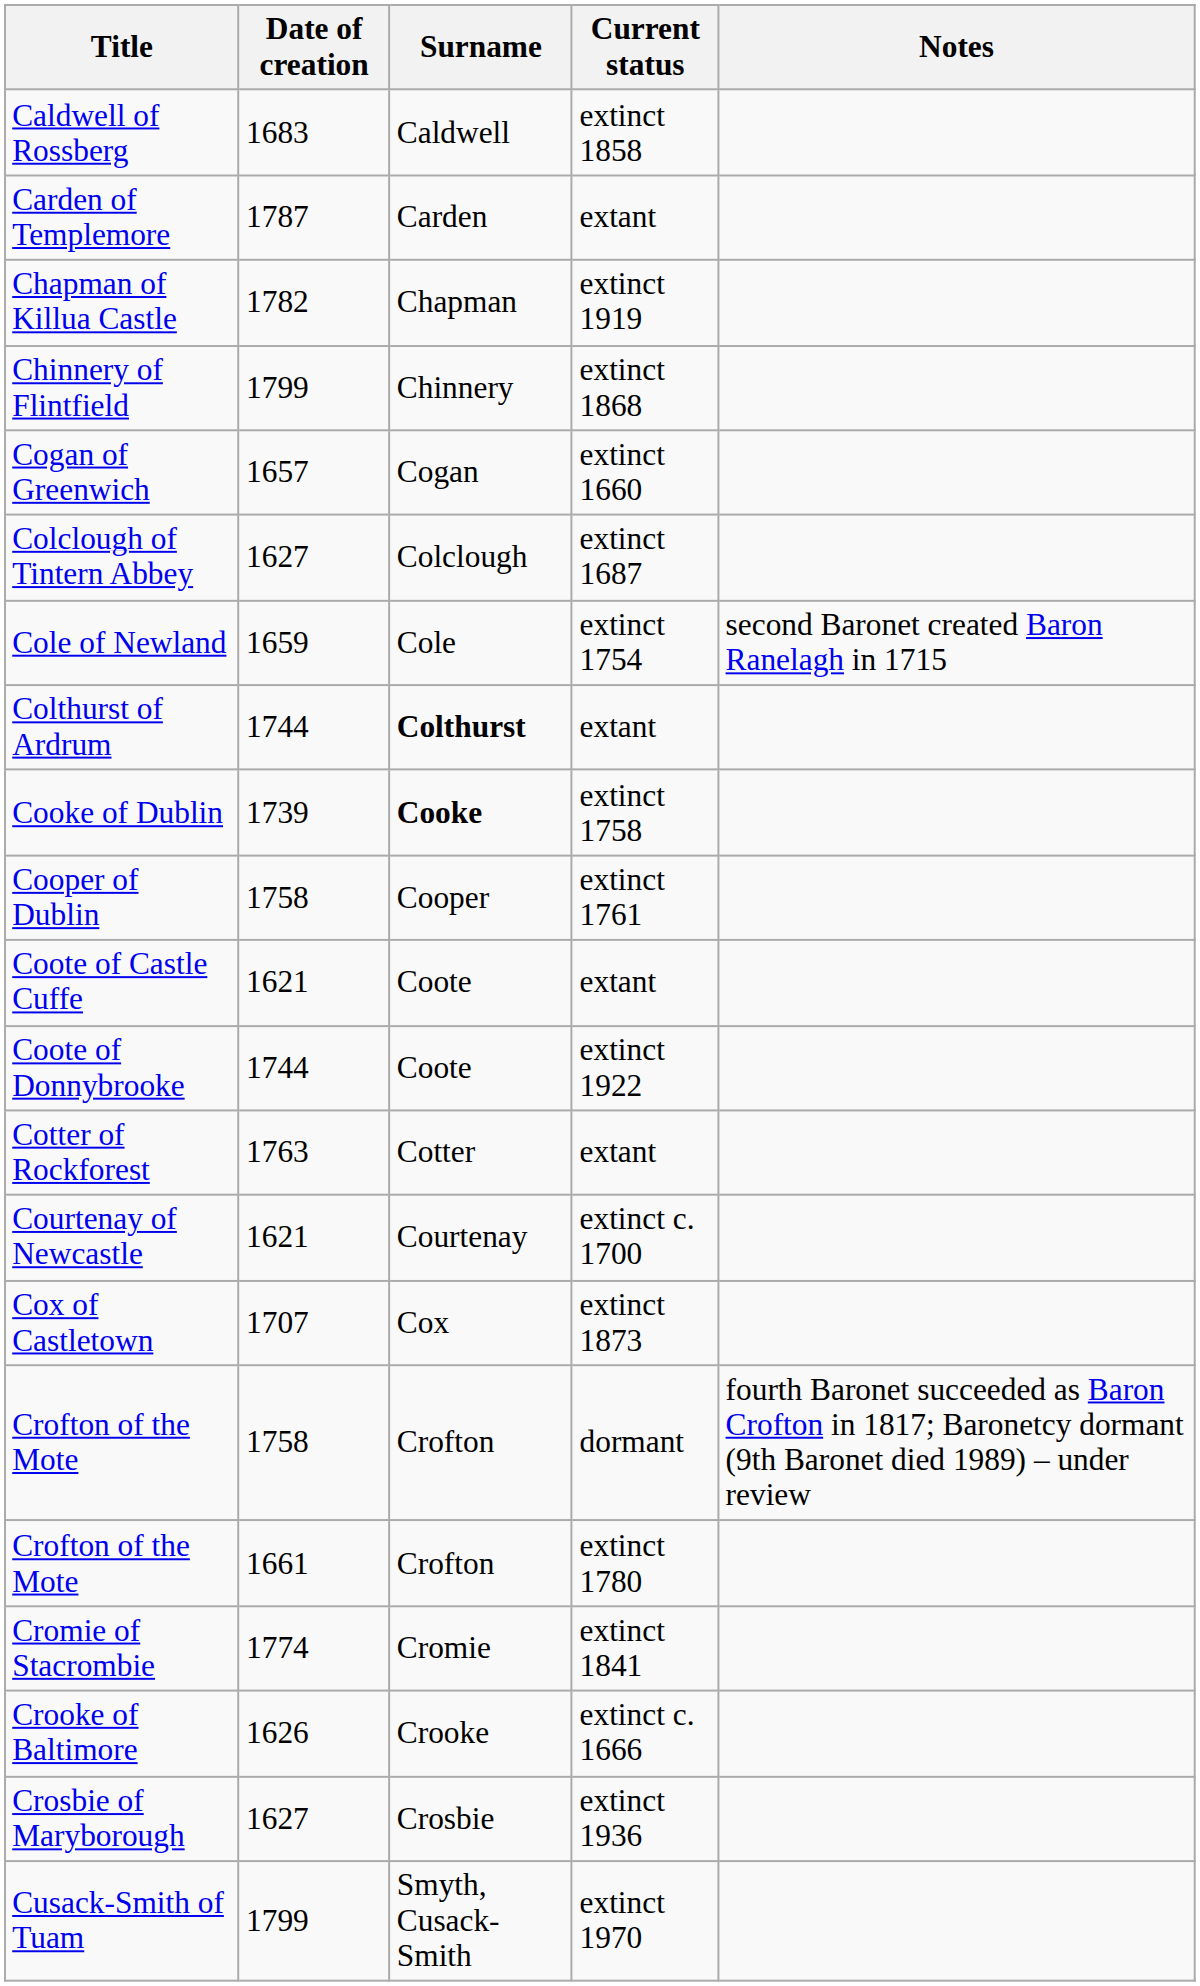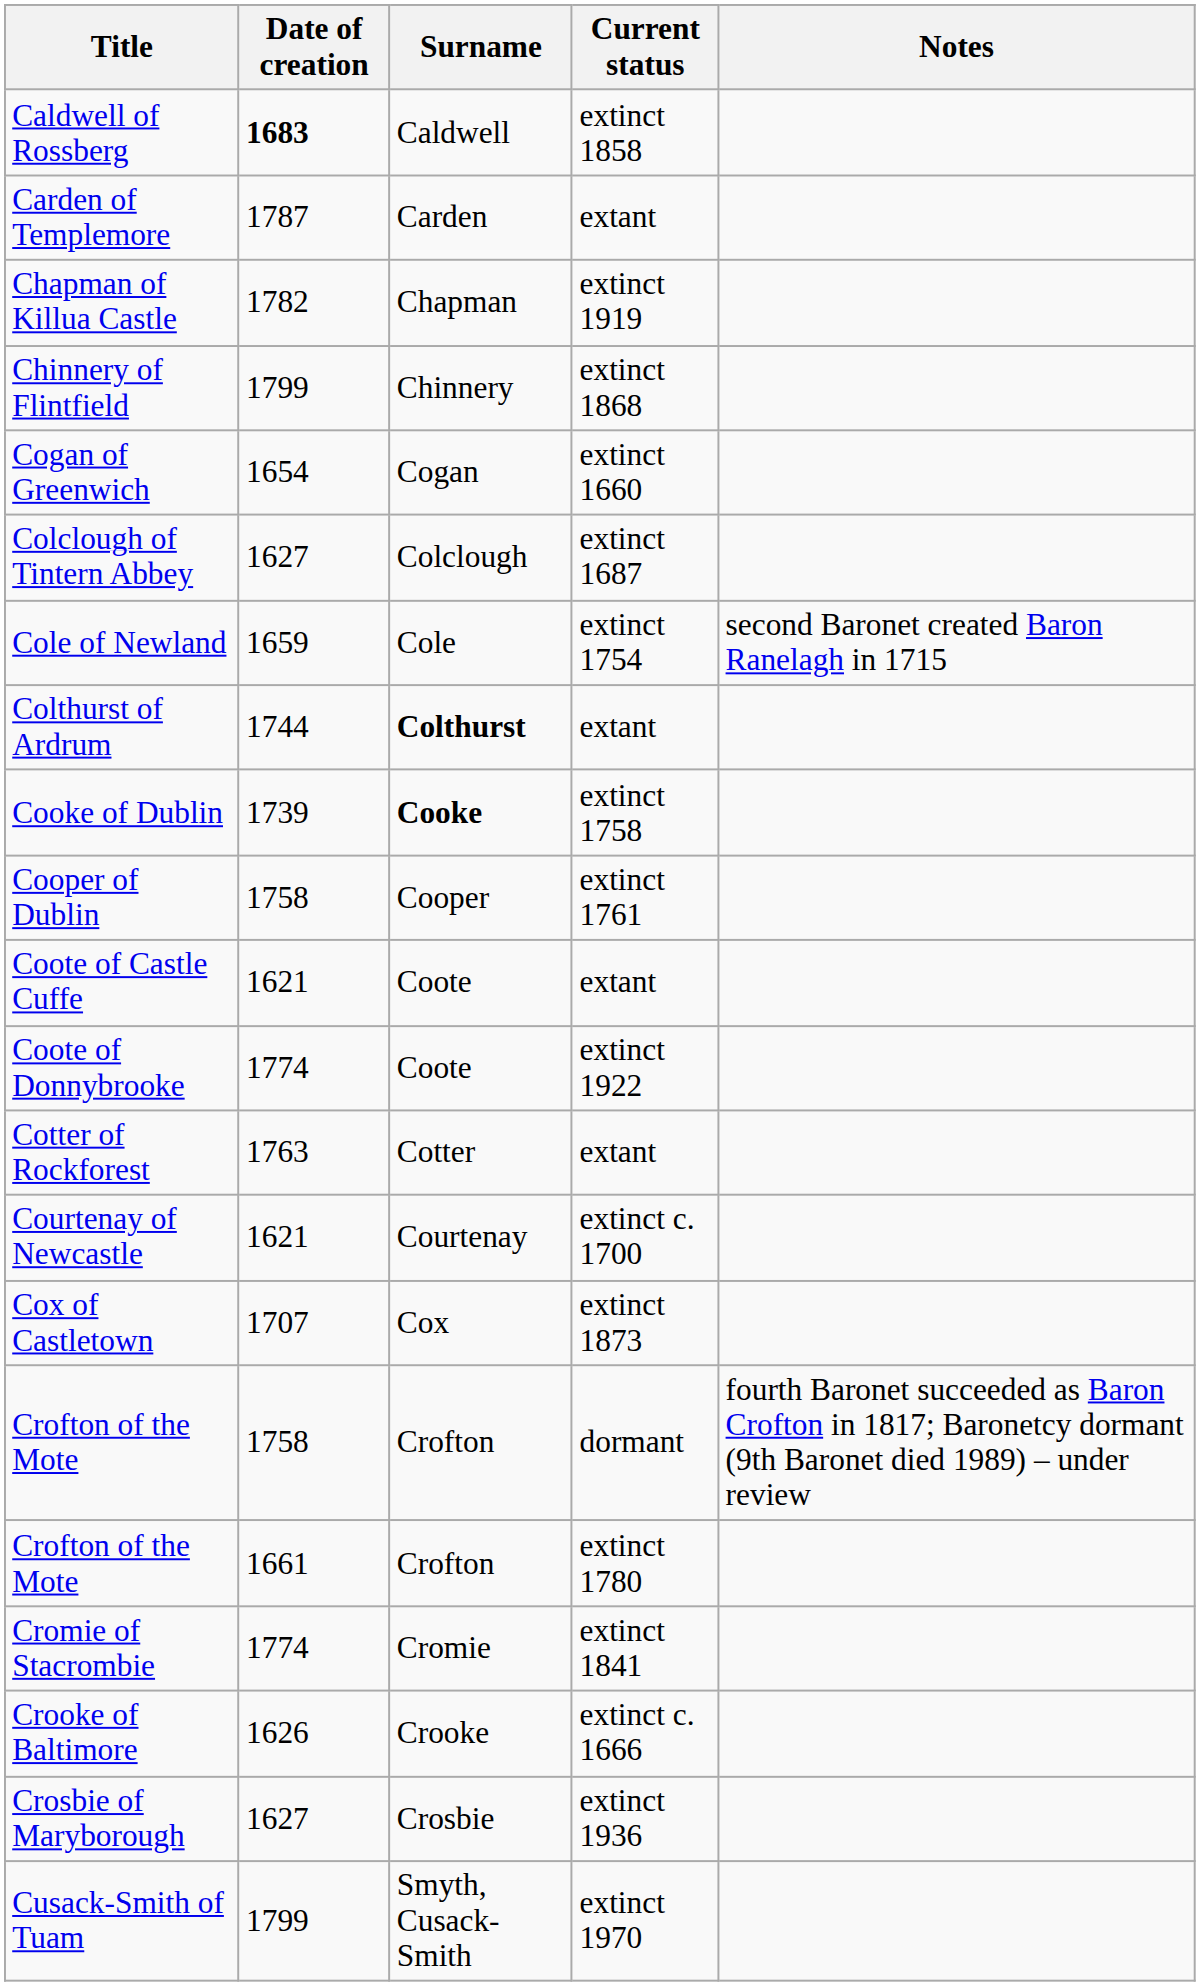(277, 132) normal -> (277, 132) bold
(277, 472) 1657 -> (277, 472) 1654
(277, 1067) 1744 -> (277, 1067) 1774
